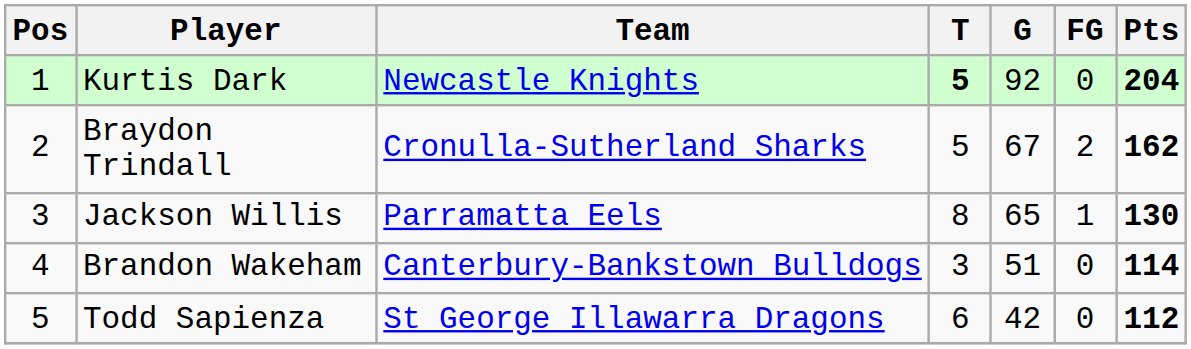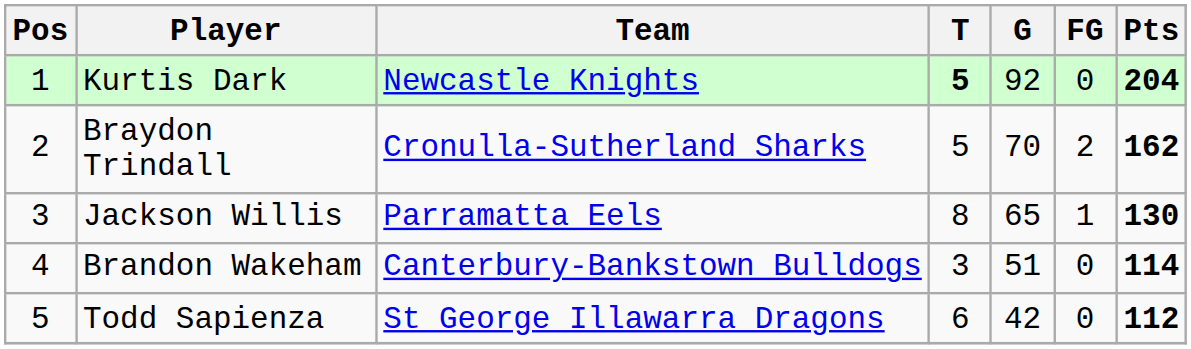(1023, 149) 67 -> (1023, 149) 70
